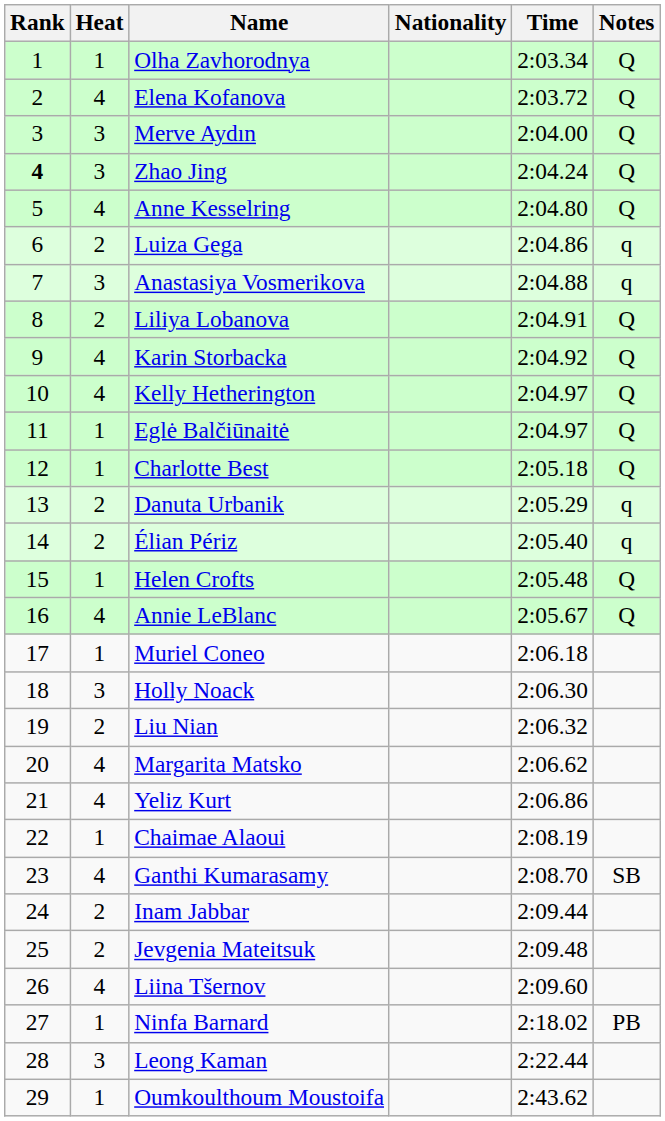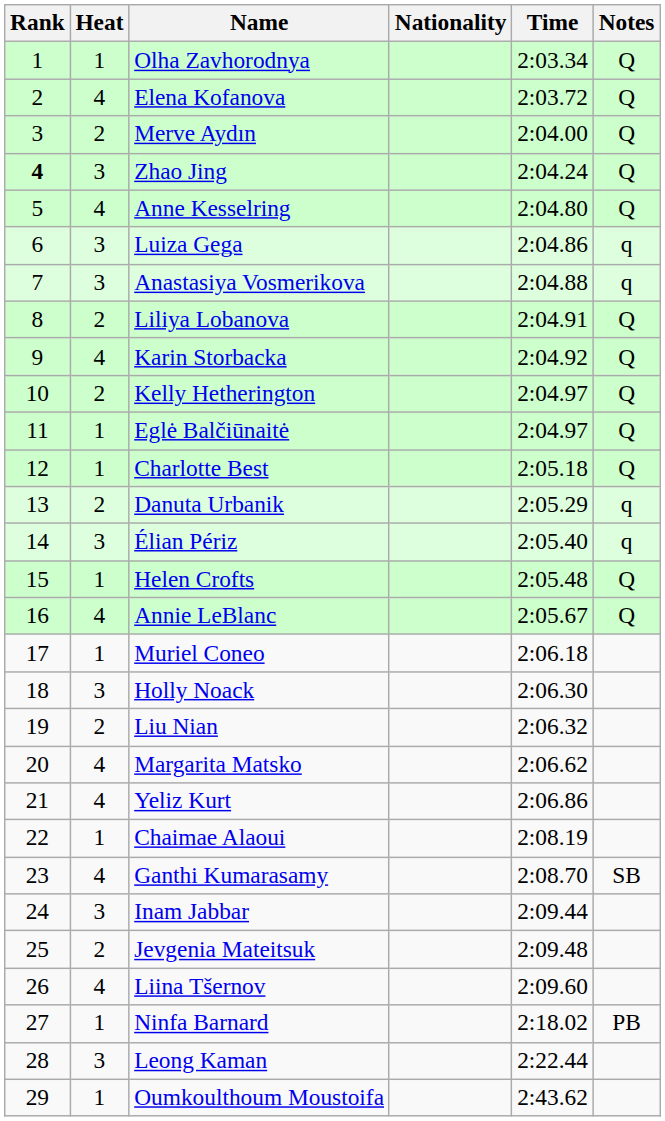(99, 134) 3 -> (99, 134) 2
(99, 245) 2 -> (99, 245) 3
(99, 393) 4 -> (99, 393) 2
(99, 541) 2 -> (99, 541) 3
(99, 912) 2 -> (99, 912) 3
